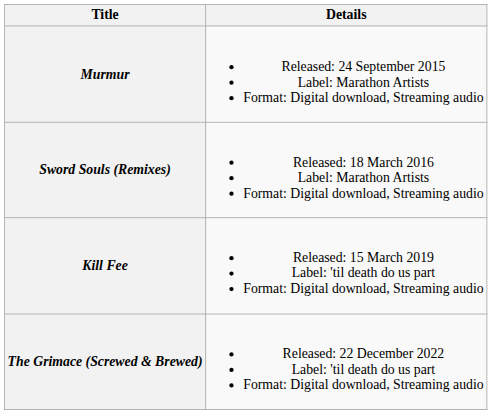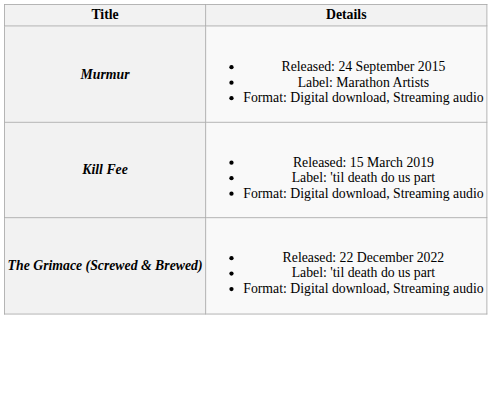- row: (105, 169)
